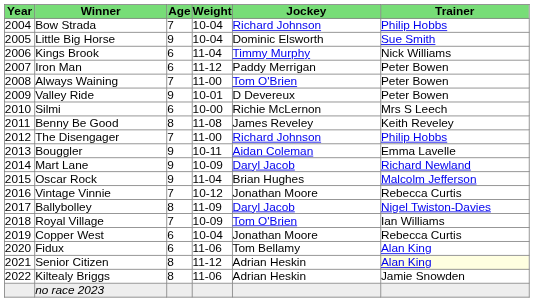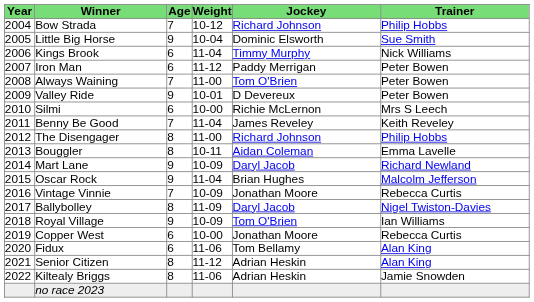(208, 25) 10-04 -> (208, 25) 10-12
(170, 123) 8 -> (170, 123) 7
(207, 123) 11-08 -> (207, 123) 11-04
(170, 137) 7 -> (170, 137) 8
(170, 151) 9 -> (170, 151) 8
(208, 193) 10-12 -> (208, 193) 10-09
(170, 220) 7 -> (170, 220) 9
(208, 234) 10-04 -> (208, 234) 10-00
(406, 262) lightyellow background -> (406, 262) no background
